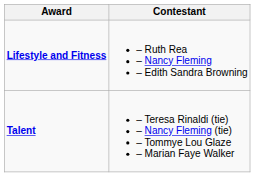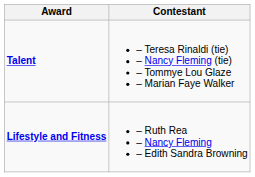rows swapped: (56, 55) <-> (21, 131)
